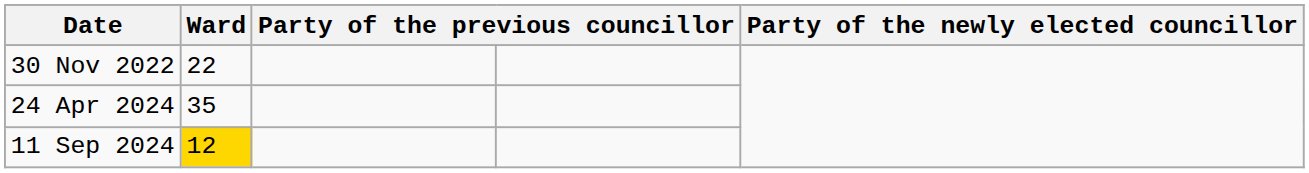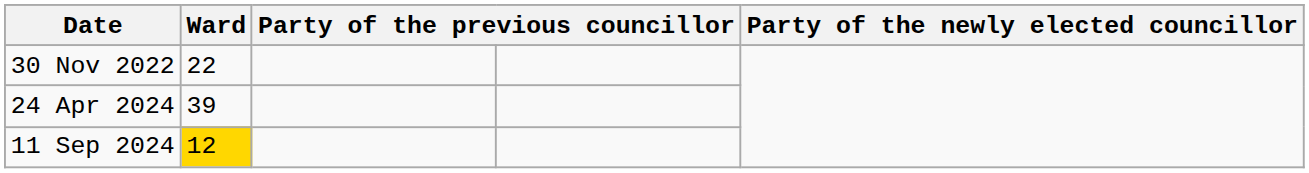(202, 106) 35 -> (202, 106) 39
